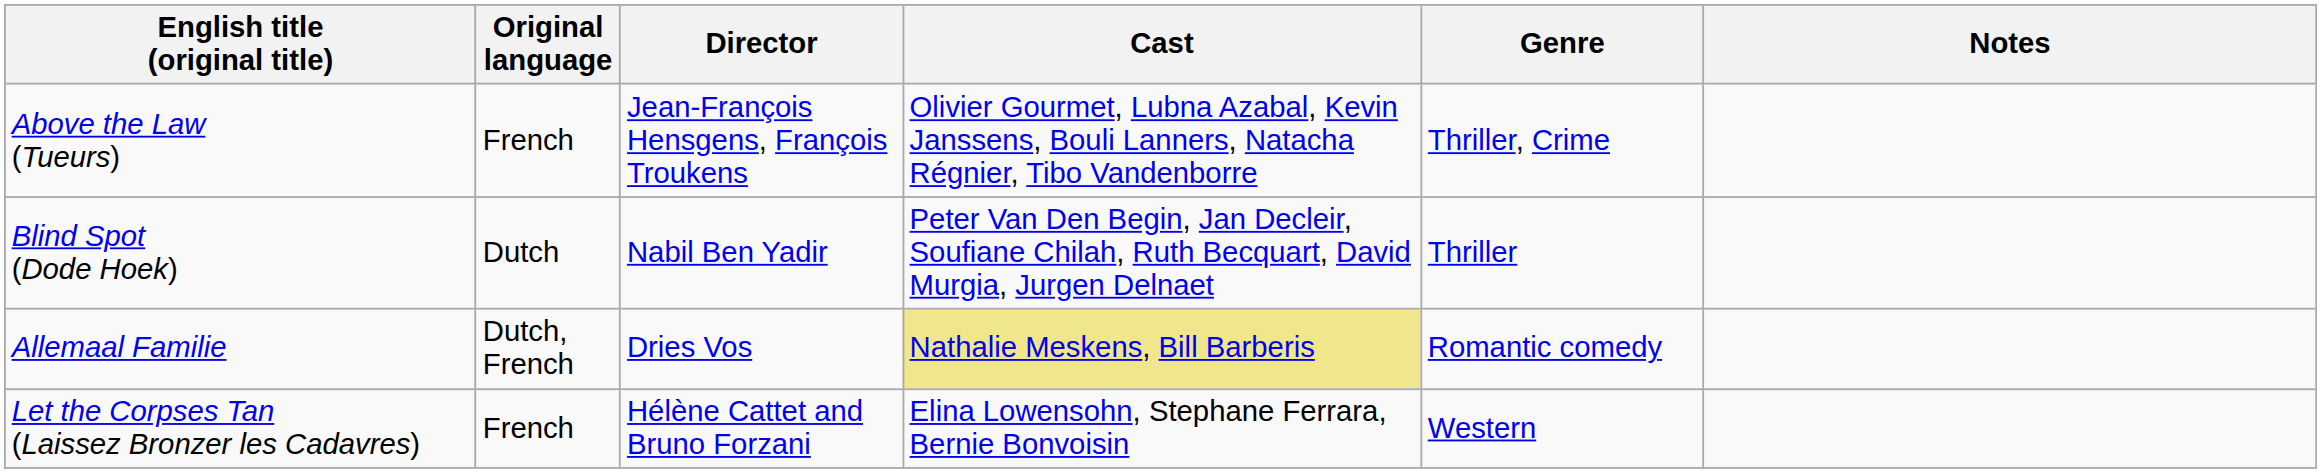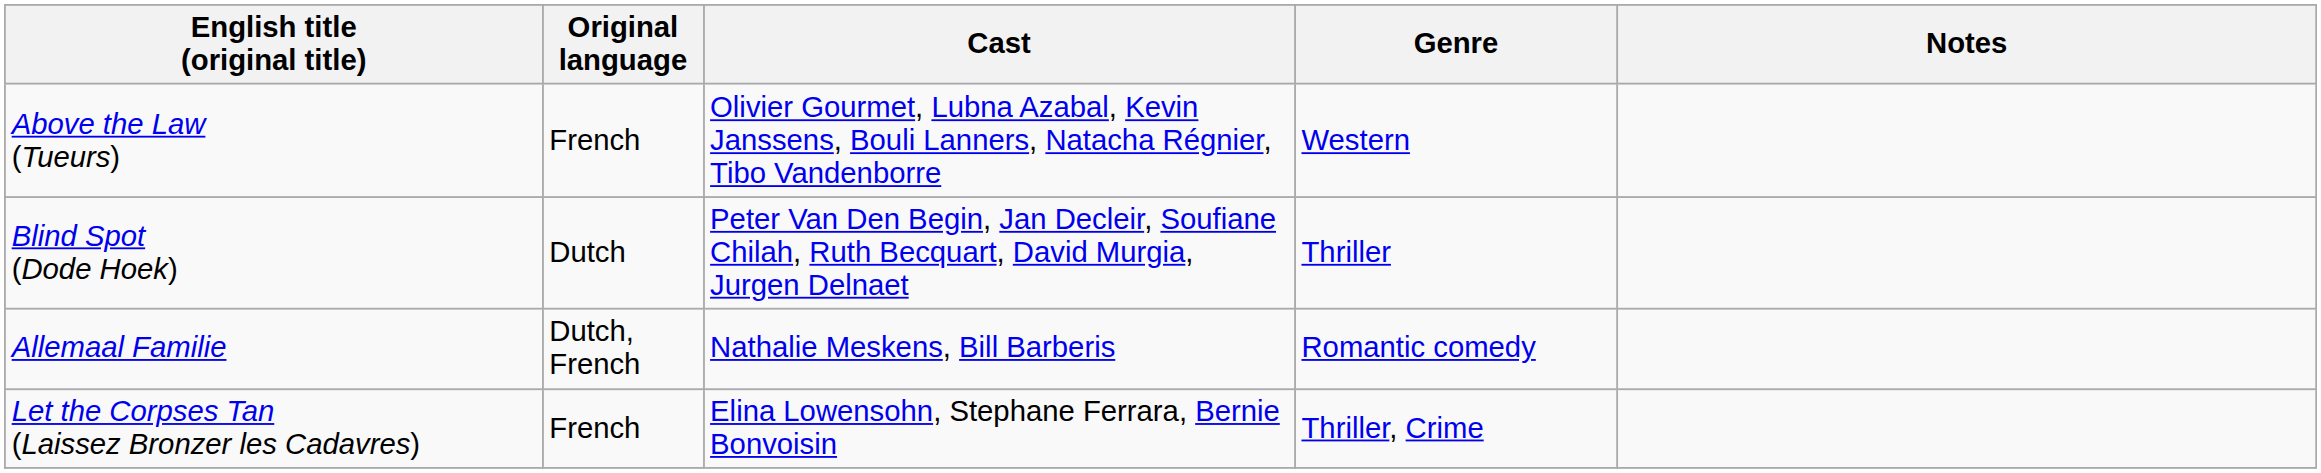- column: (762, 44)
(1519, 140) Thriller, Crime -> (1356, 140) Western
(1112, 348) khaki background -> (913, 348) no background
(1482, 427) Western -> (1393, 427) Thriller, Crime
